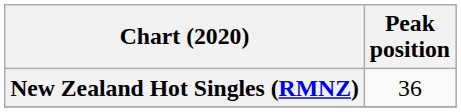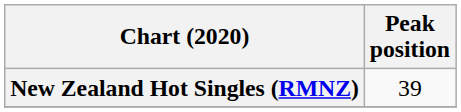(410, 87) 36 -> (410, 87) 39
